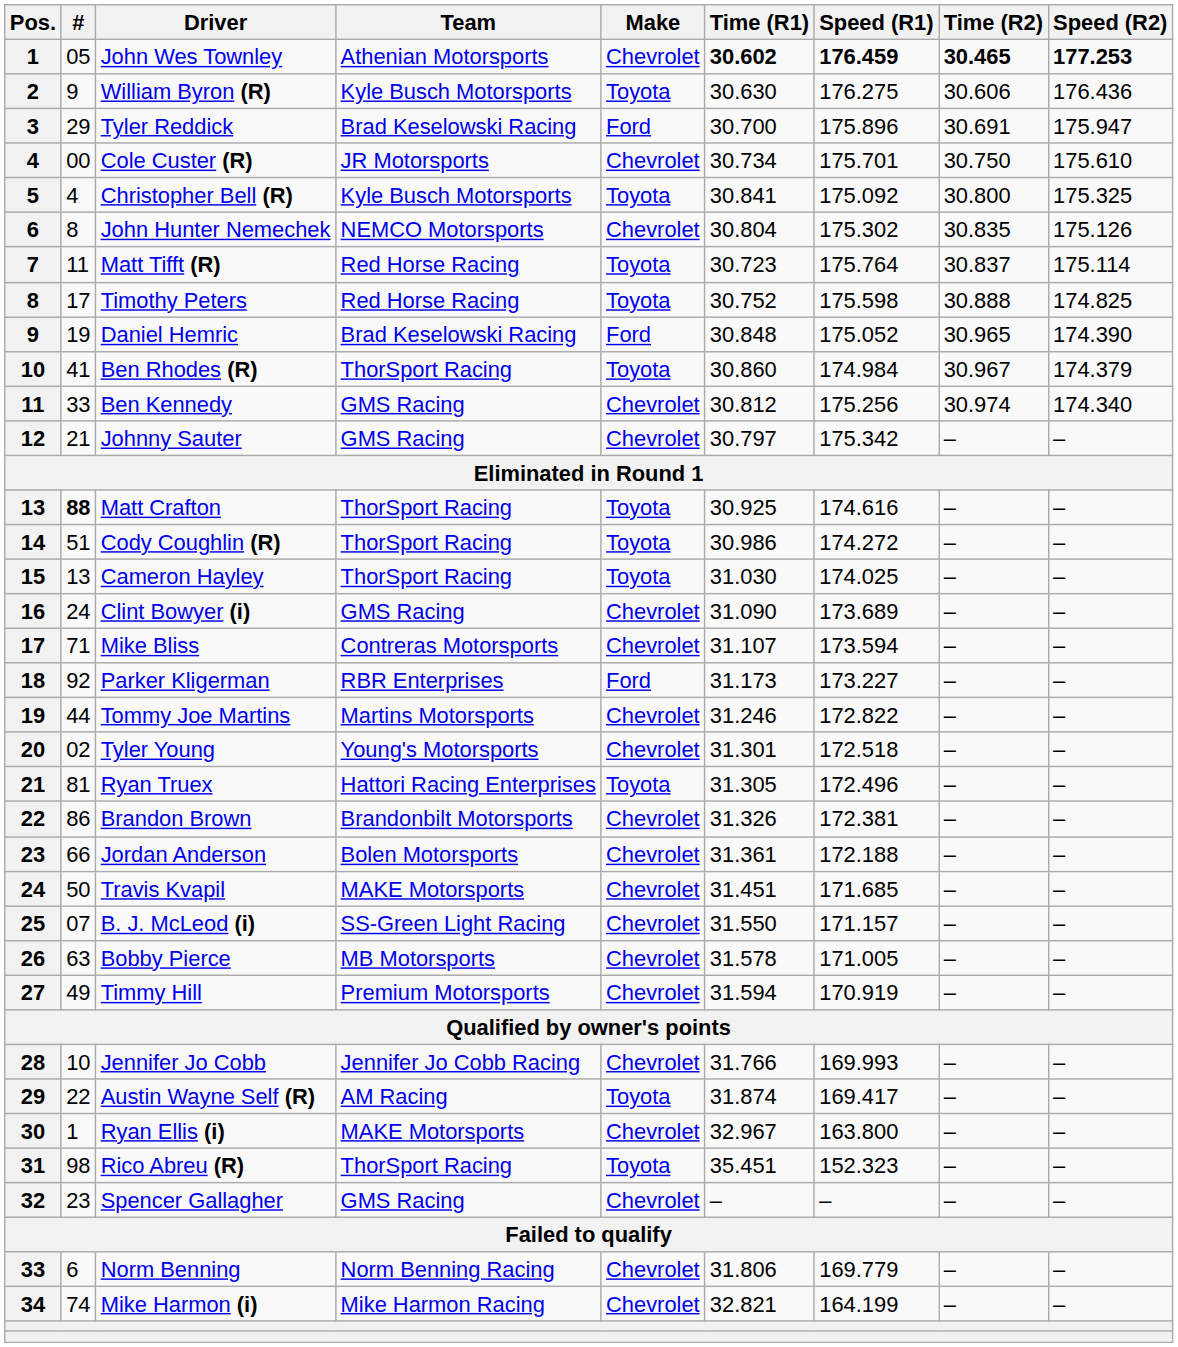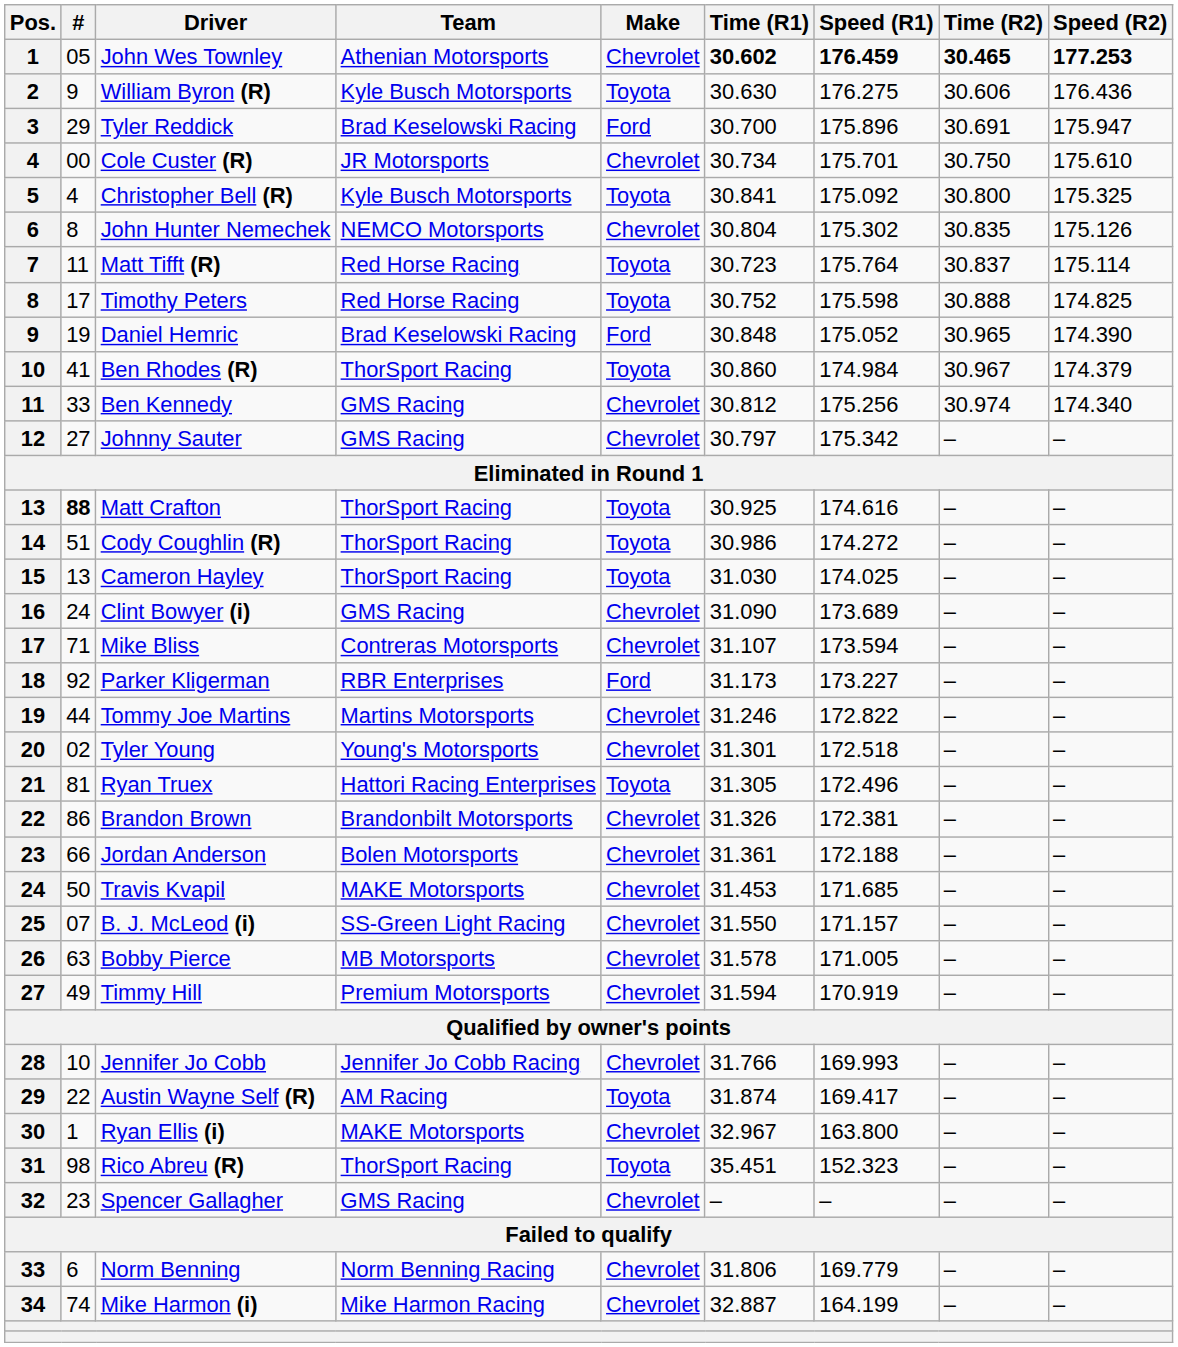(78, 438) 21 -> (78, 438) 27
(743, 888) 31.451 -> (743, 888) 31.453
(743, 1304) 32.821 -> (743, 1304) 32.887
